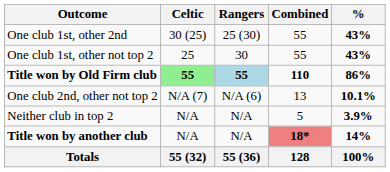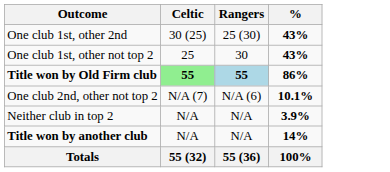- column: (300, 14)
